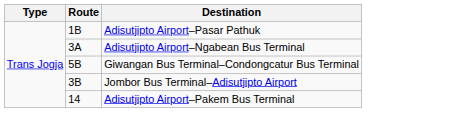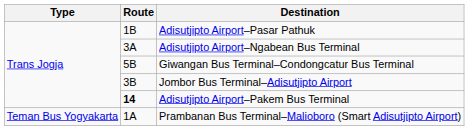(74, 99) normal -> (129, 99) bold
+ row: (310, 116)
